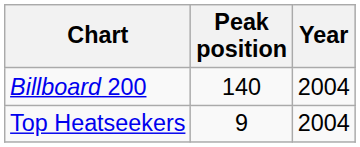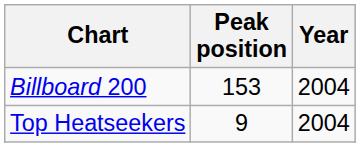(242, 86) 140 -> (242, 86) 153
